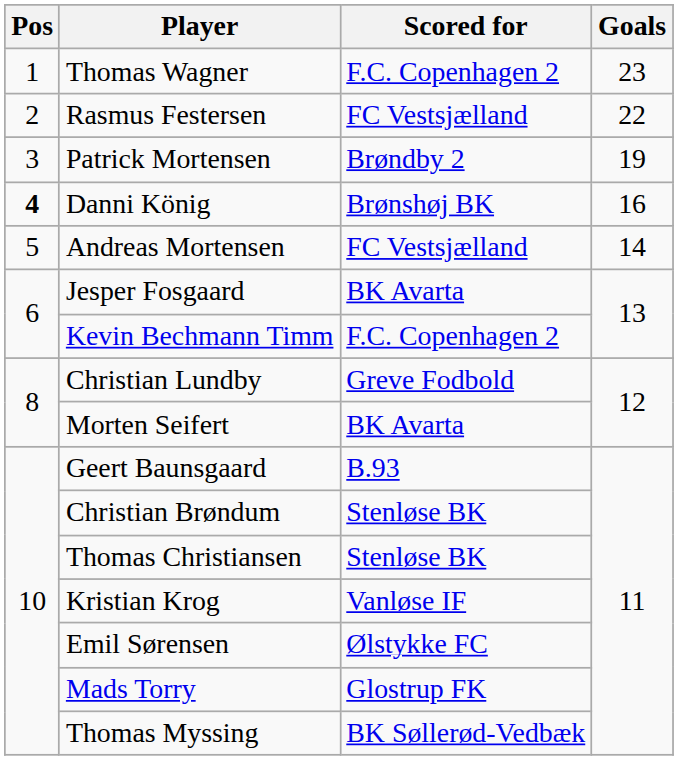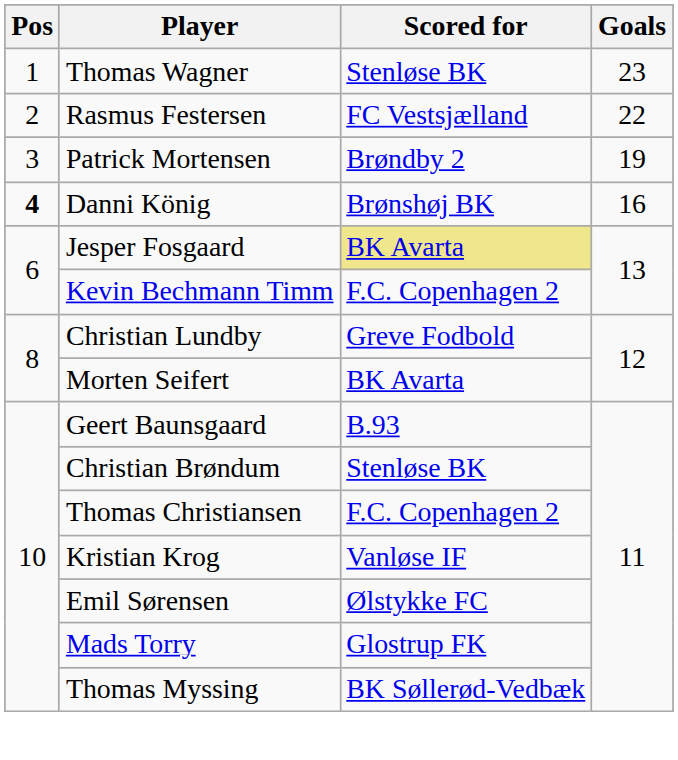(453, 70) F.C. Copenhagen 2 -> (416, 70) Stenløse BK
- row: (175, 247)
(405, 291) no background -> (405, 247) khaki background
(416, 556) Stenløse BK -> (453, 512) F.C. Copenhagen 2
